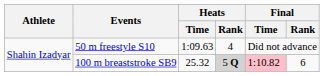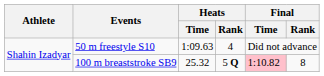(230, 63) lightgrey background -> (230, 63) no background
(303, 63) 6 -> (303, 63) 8
